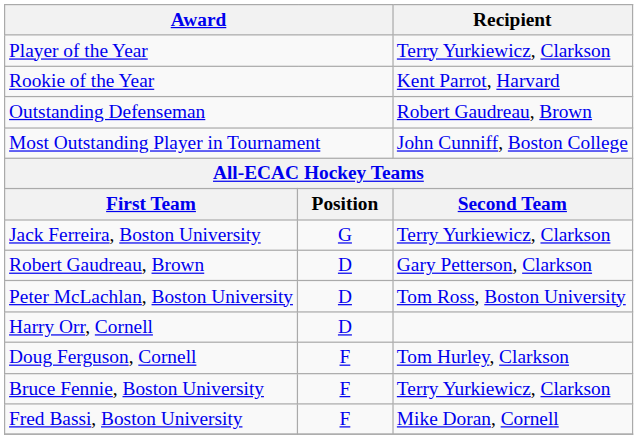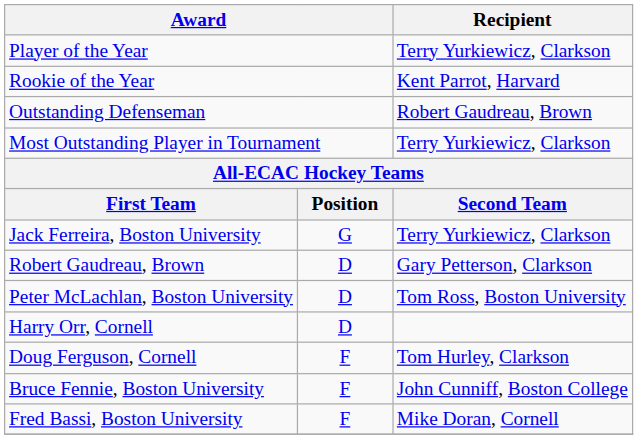(512, 142) John Cunniff, Boston College -> (504, 142) Terry Yurkiewicz, Clarkson
(504, 388) Terry Yurkiewicz, Clarkson -> (512, 388) John Cunniff, Boston College
